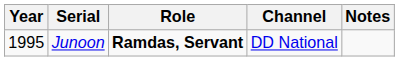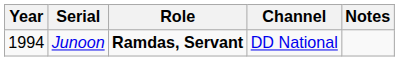(26, 42) 1995 -> (26, 42) 1994
